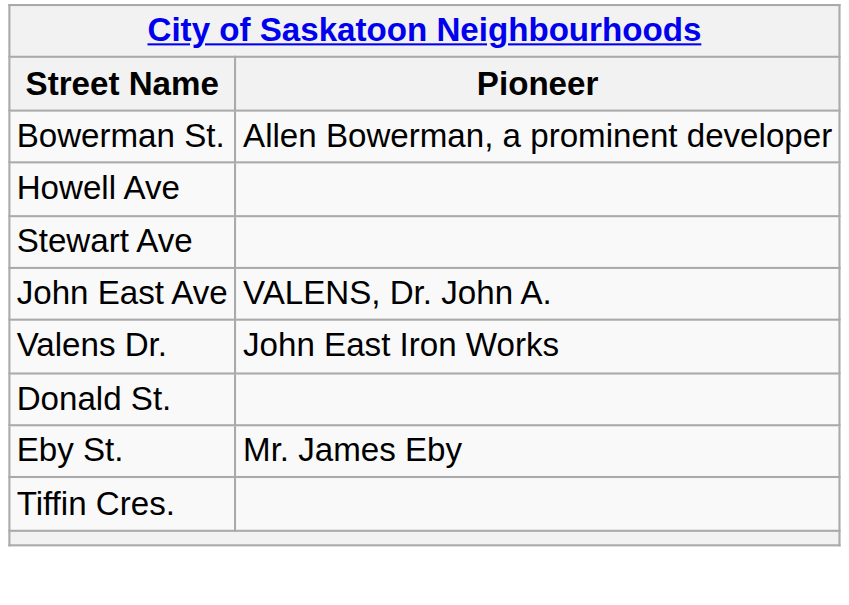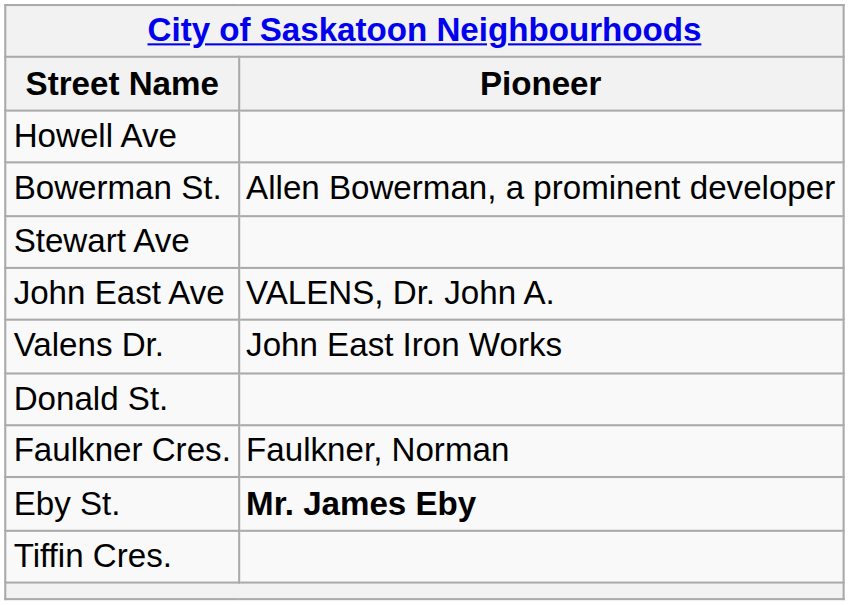rows swapped: (121, 135) <-> (98, 188)
+ row: (122, 450)
(353, 450) normal -> (361, 503) bold
